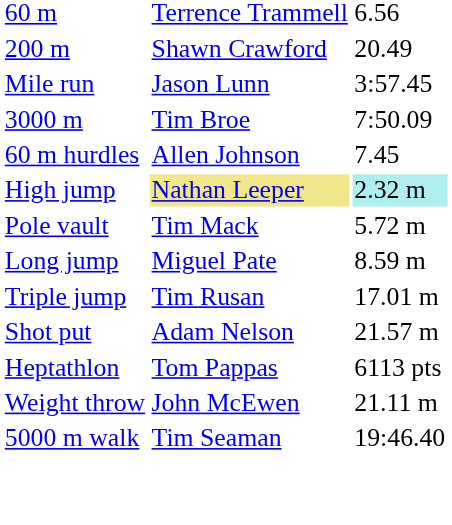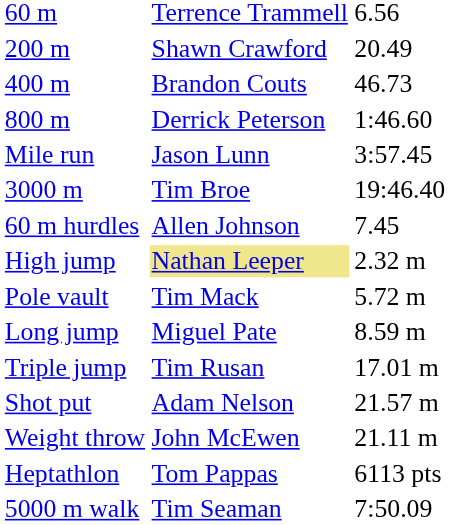+ row: (37, 83)
+ row: (37, 119)
(393, 119) 7:50.09 -> (400, 190) 19:46.40
(390, 190) paleturquoise background -> (390, 260) no background
rows swapped: (75, 402) <-> (62, 367)
(400, 438) 19:46.40 -> (393, 508) 7:50.09
